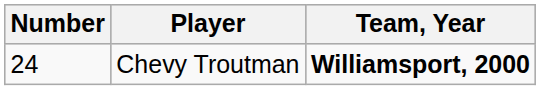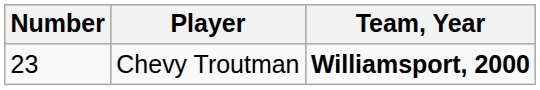(24, 63) 24 -> (24, 63) 23
